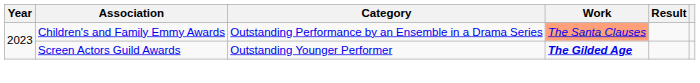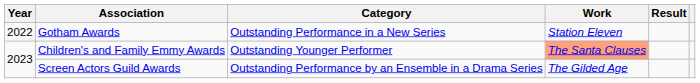+ row: (79, 31)
(387, 31) Outstanding Performance by an Ensemble in a Drama Series -> (311, 50) Outstanding Younger Performer
(311, 50) Outstanding Younger Performer -> (387, 68) Outstanding Performance by an Ensemble in a Drama Series
(590, 50) bold -> (588, 68) normal
